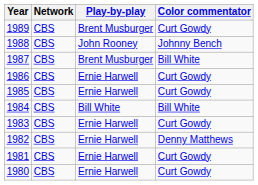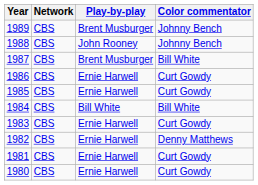(184, 28) Curt Gowdy -> (190, 28) Johnny Bench
